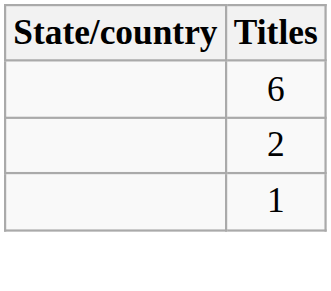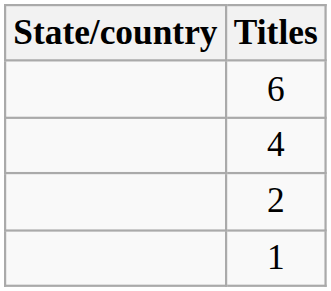+ row: (276, 144)
